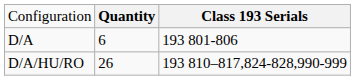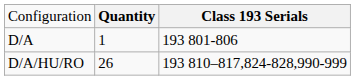(102, 39) 6 -> (102, 39) 1
